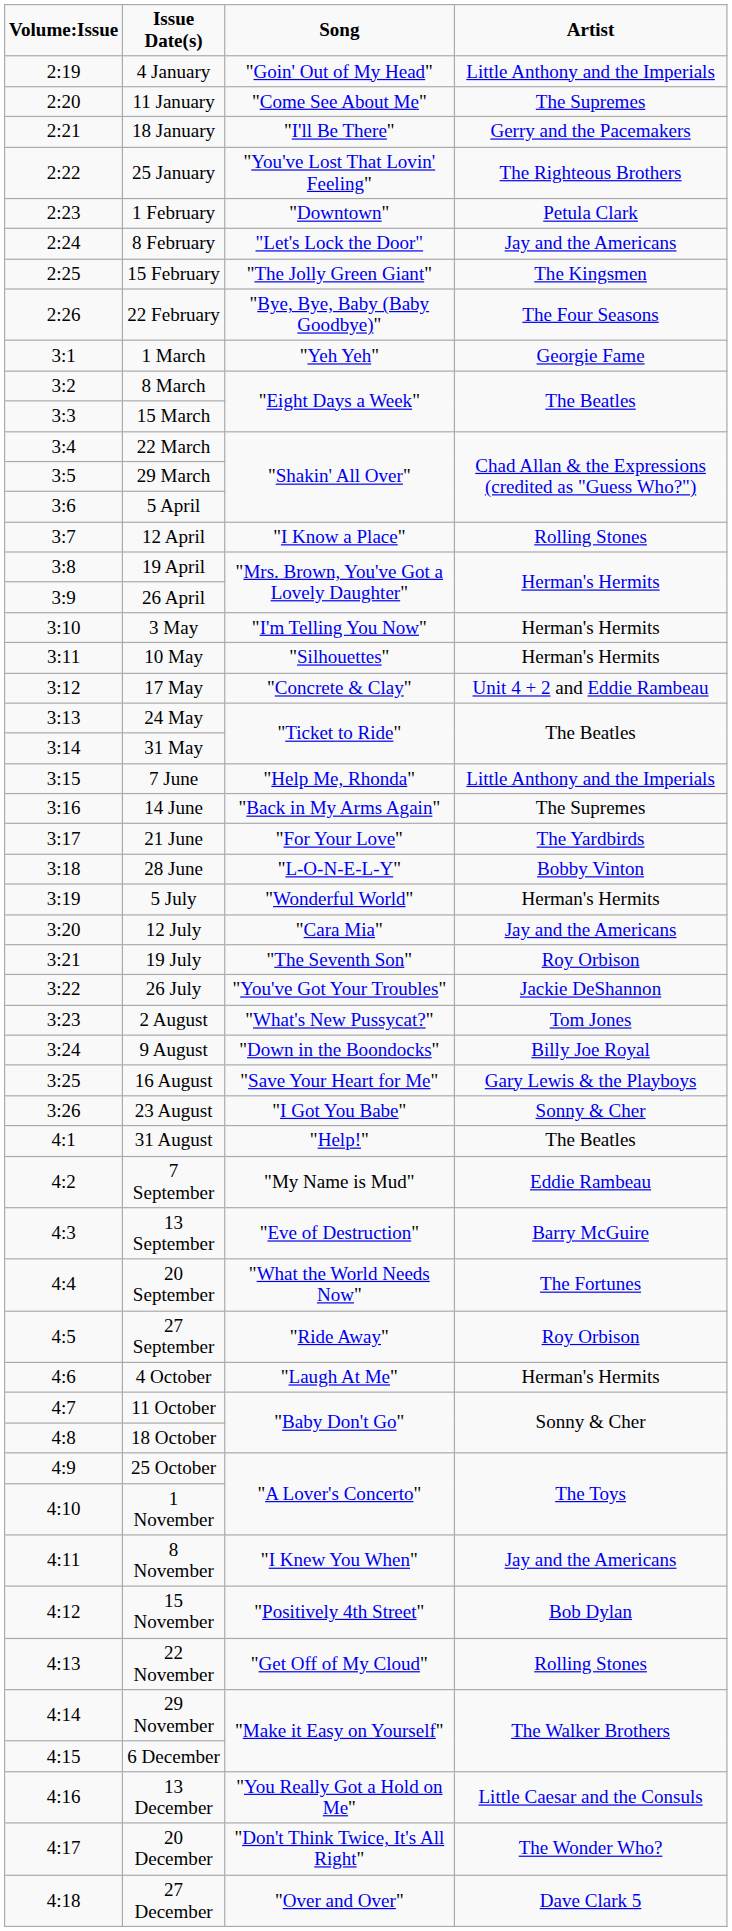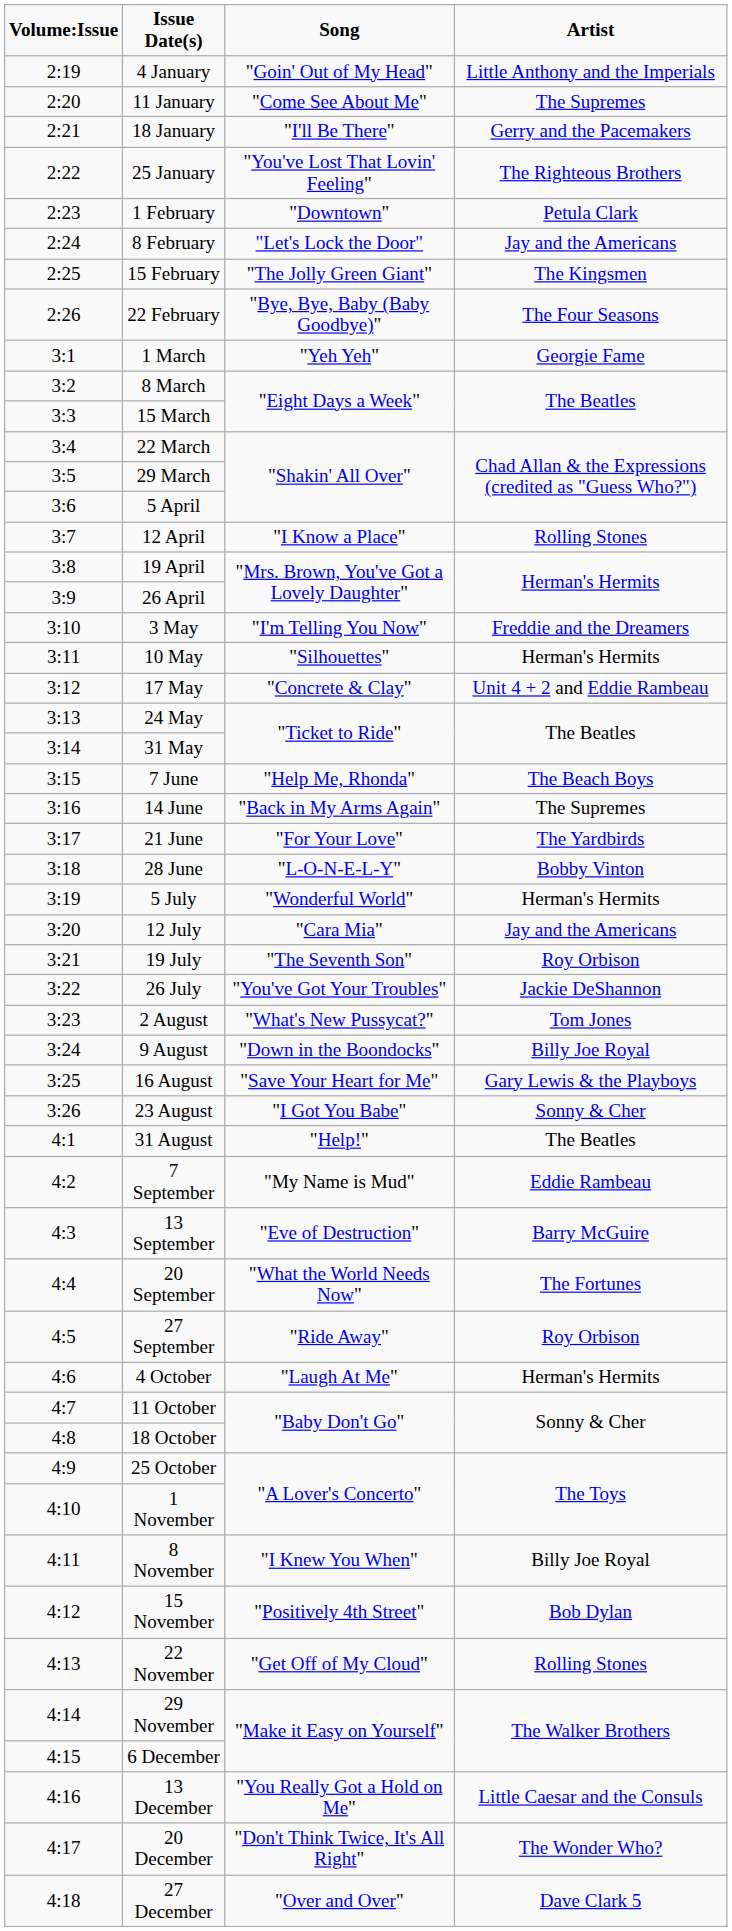(591, 627) Herman's Hermits -> (591, 627) Freddie and the Dreamers
(591, 778) Little Anthony and the Imperials -> (591, 778) The Beach Boys
(591, 1560) Jay and the Americans -> (591, 1560) Billy Joe Royal
